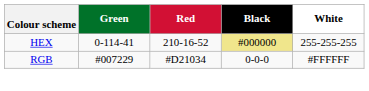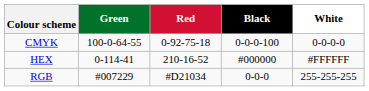+ row: (41, 42)
(257, 42) khaki background -> (257, 59) no background
(329, 42) 255-255-255 -> (329, 59) #FFFFFF
(329, 59) #FFFFFF -> (329, 77) 255-255-255
